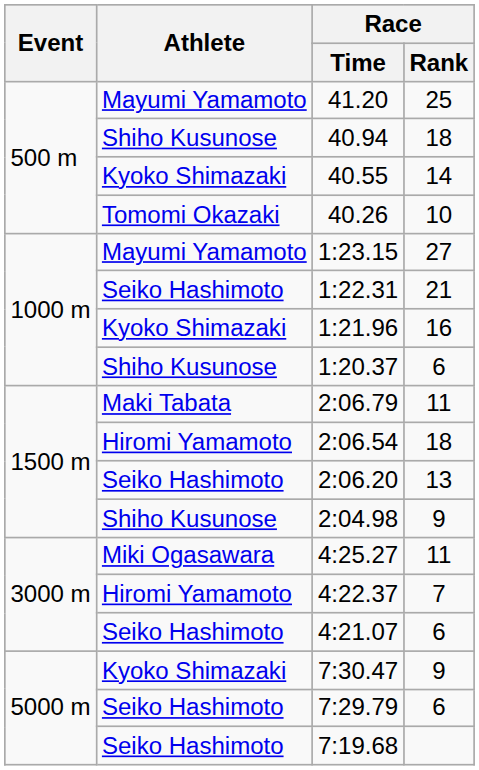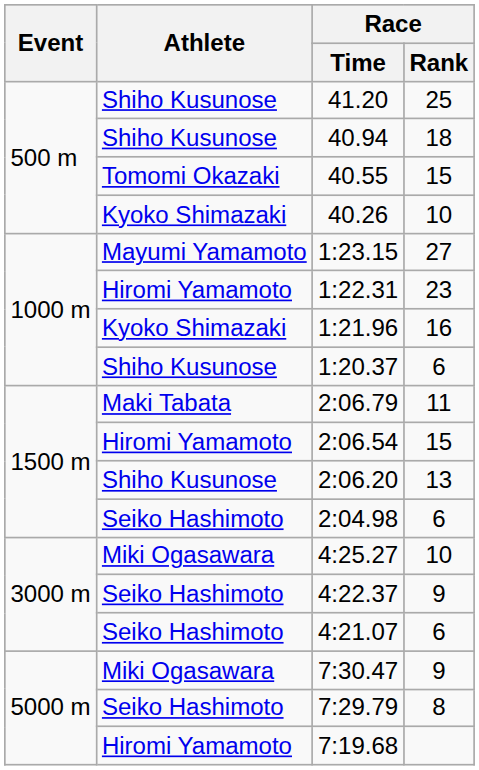(204, 100) Mayumi Yamamoto -> (189, 100) Shiho Kusunose
(194, 176) Kyoko Shimazaki -> (191, 176) Tomomi Okazaki
(439, 176) 14 -> (439, 176) 15
(191, 214) Tomomi Okazaki -> (194, 214) Kyoko Shimazaki
(193, 290) Seiko Hashimoto -> (197, 290) Hiromi Yamamoto
(439, 290) 21 -> (439, 290) 23
(439, 442) 18 -> (439, 442) 15
(193, 480) Seiko Hashimoto -> (189, 480) Shiho Kusunose
(189, 518) Shiho Kusunose -> (193, 518) Seiko Hashimoto
(439, 518) 9 -> (439, 518) 6
(439, 556) 11 -> (439, 556) 10
(197, 594) Hiromi Yamamoto -> (193, 594) Seiko Hashimoto
(439, 594) 7 -> (439, 594) 9
(194, 670) Kyoko Shimazaki -> (188, 670) Miki Ogasawara
(439, 708) 6 -> (439, 708) 8
(193, 746) Seiko Hashimoto -> (197, 746) Hiromi Yamamoto
